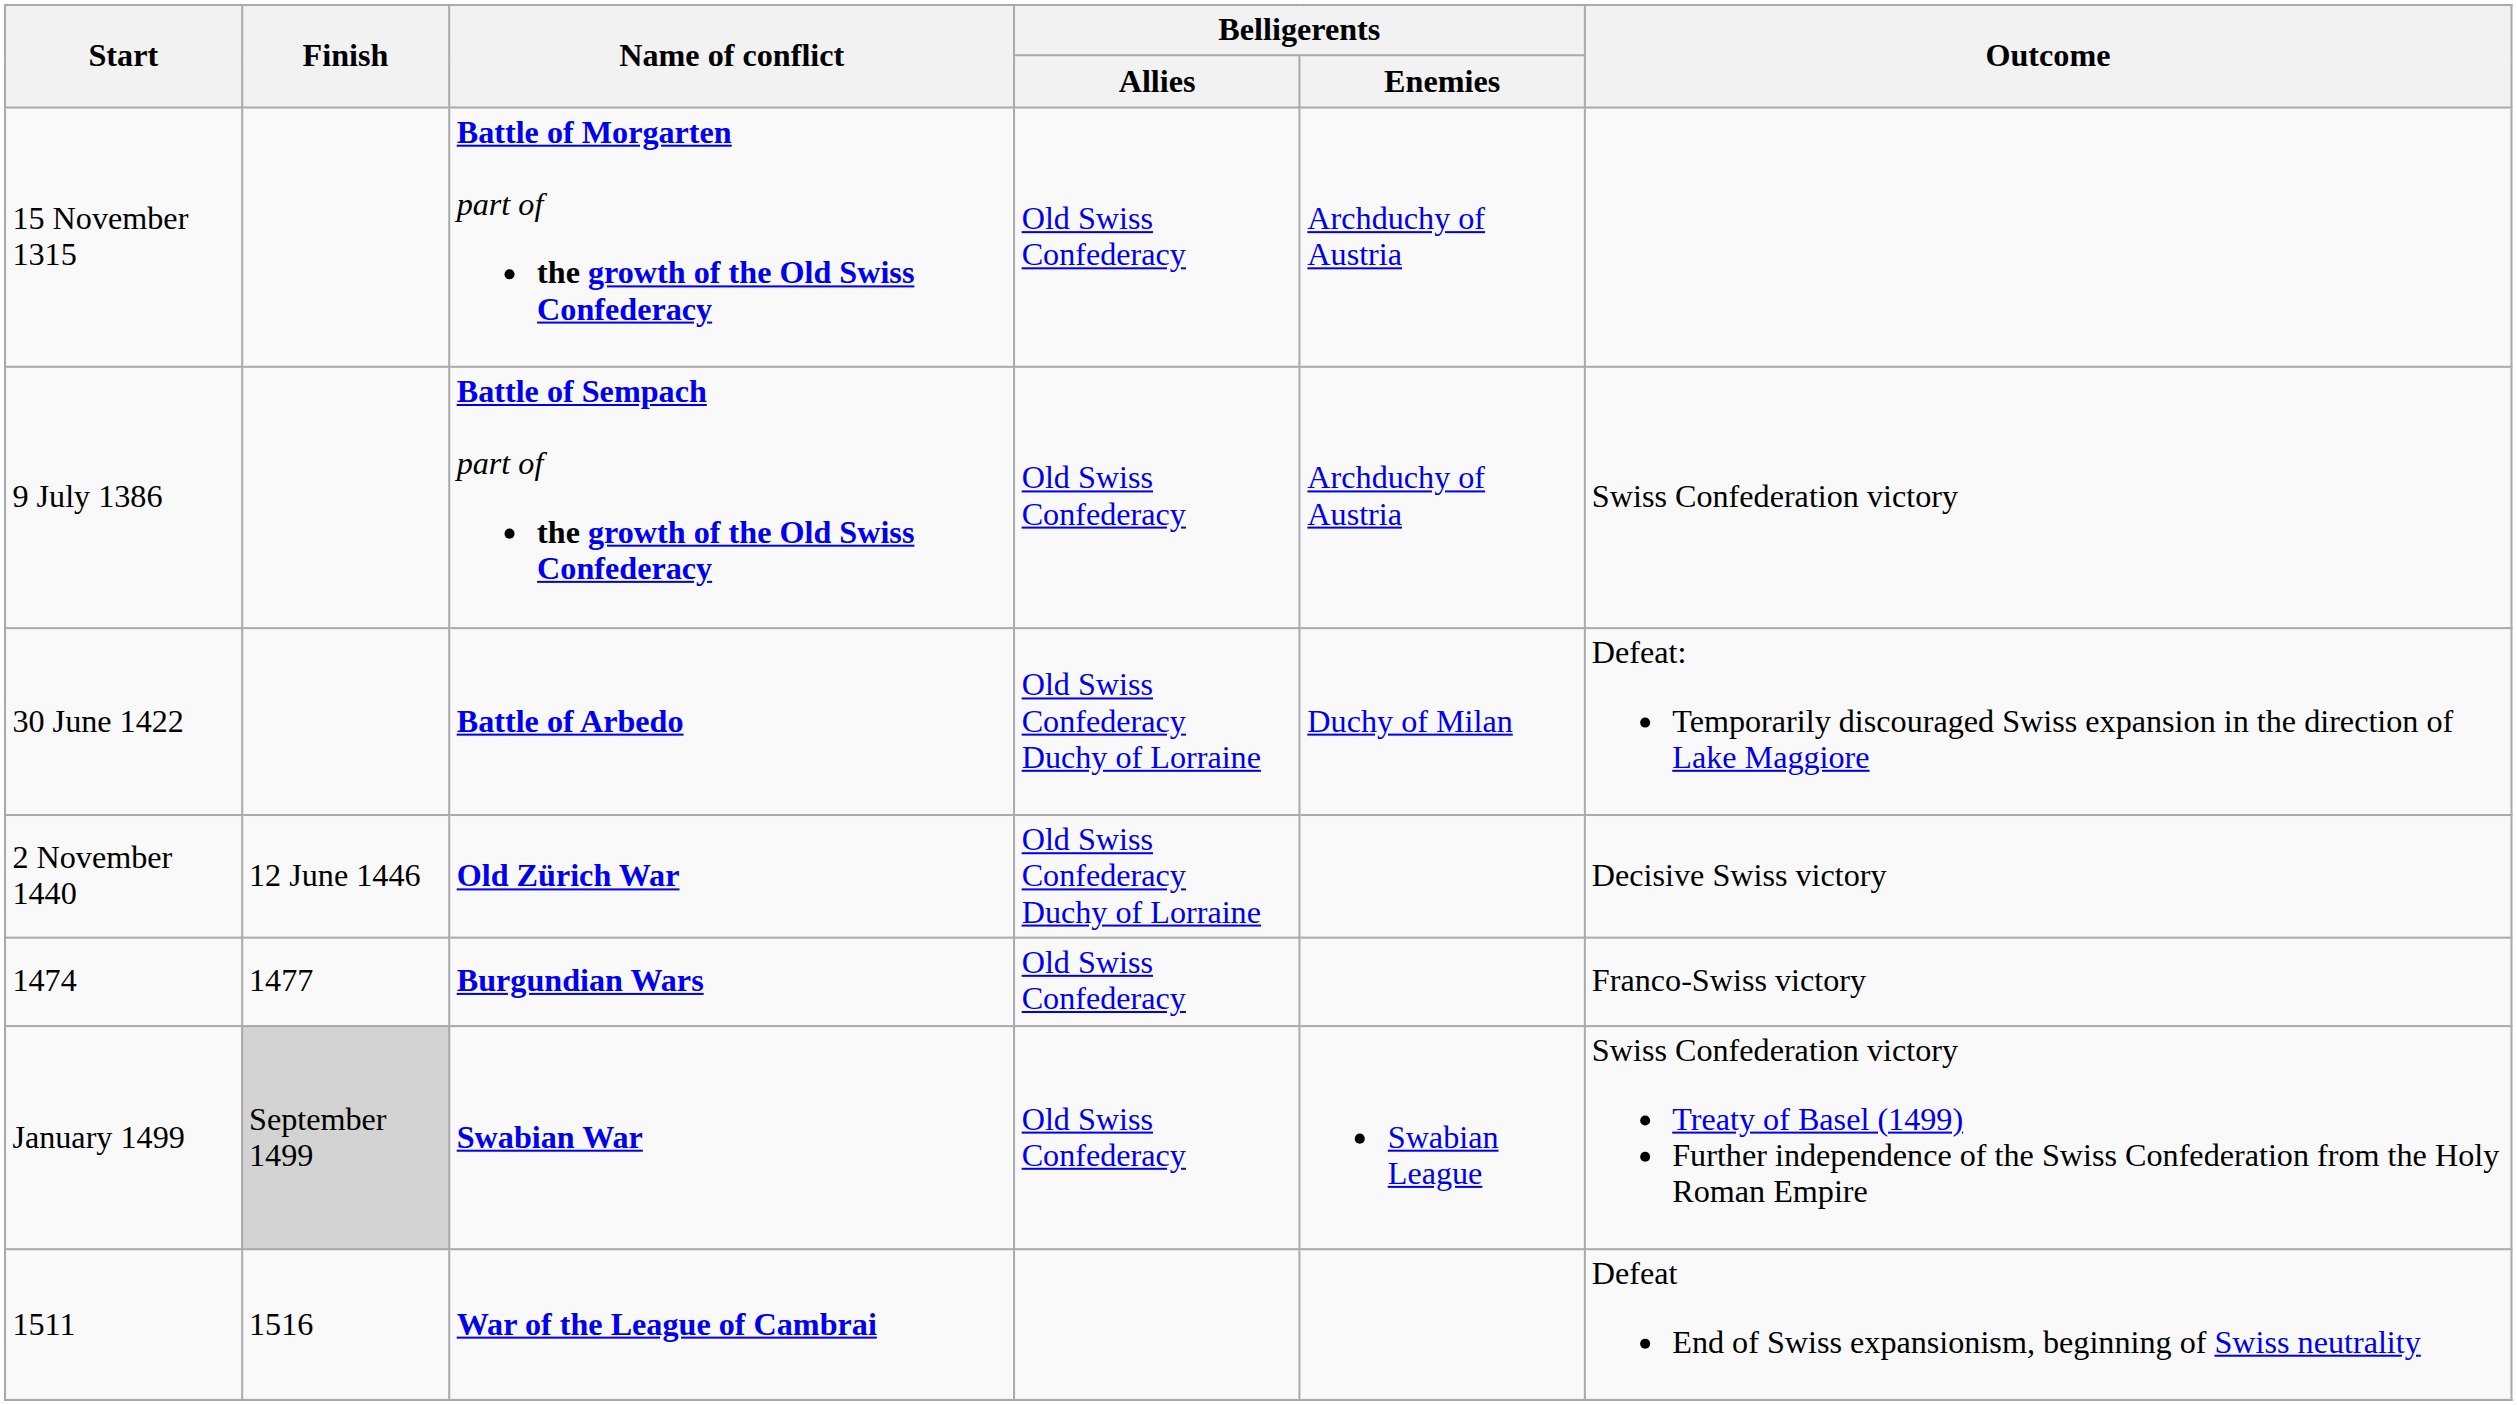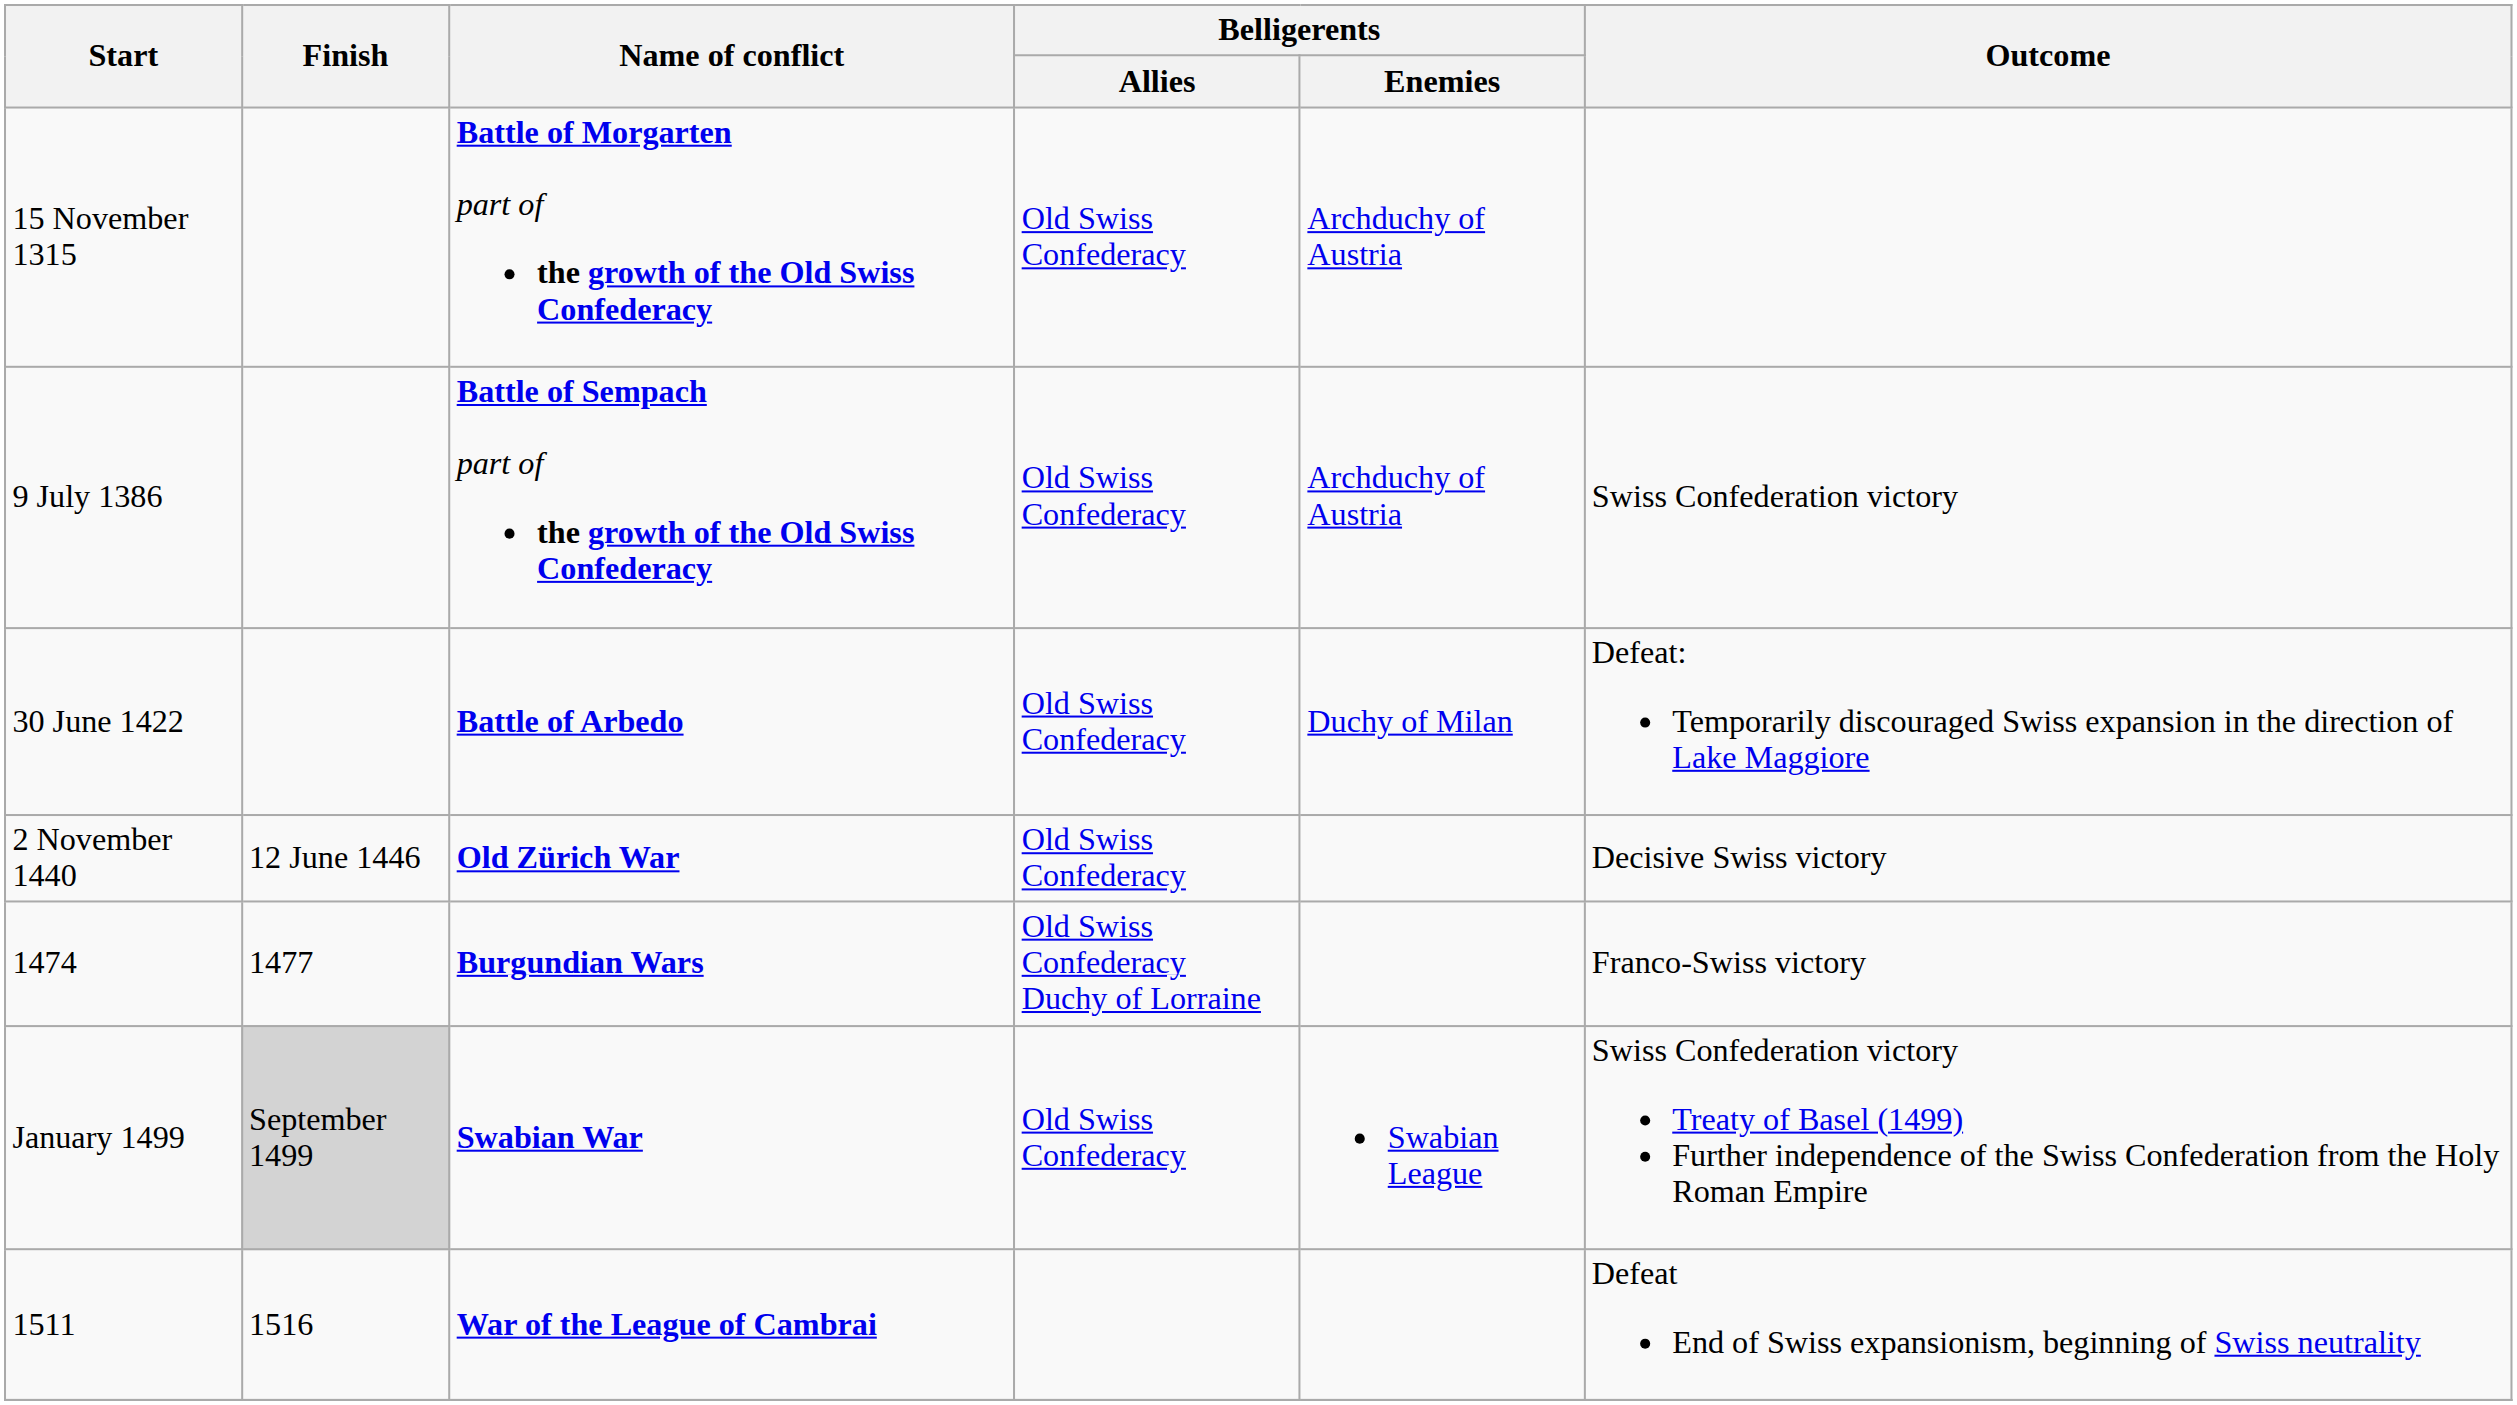(1141, 720) Old Swiss Confederacy Duchy of Lorraine -> (1104, 720) Old Swiss Confederacy
(1141, 875) Old Swiss Confederacy Duchy of Lorraine -> (1104, 857) Old Swiss Confederacy
(1104, 981) Old Swiss Confederacy -> (1141, 963) Old Swiss Confederacy Duchy of Lorraine
